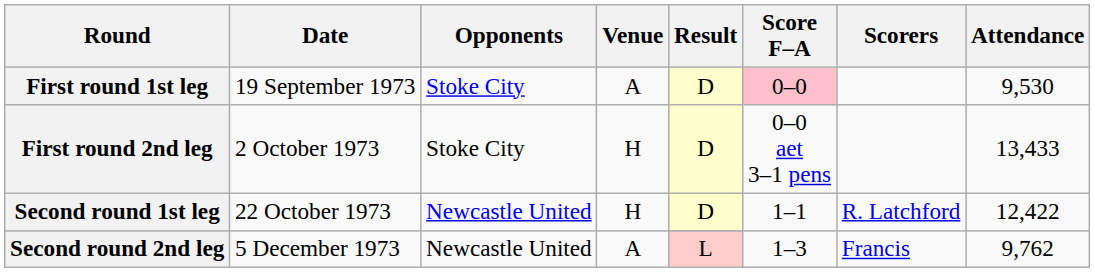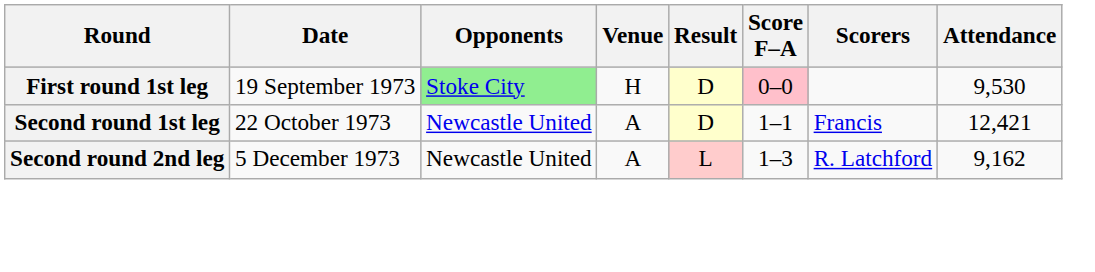(475, 85) no background -> (475, 85) lightgreen background
(633, 85) A -> (633, 85) H
- row: (117, 148)
(633, 211) H -> (633, 122) A
(901, 211) R. Latchford -> (848, 122) Francis
(1028, 211) 12,422 -> (1000, 122) 12,421
(876, 248) Francis -> (873, 159) R. Latchford
(1028, 248) 9,762 -> (1000, 159) 9,162
